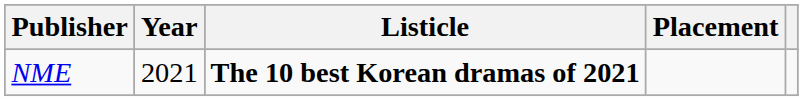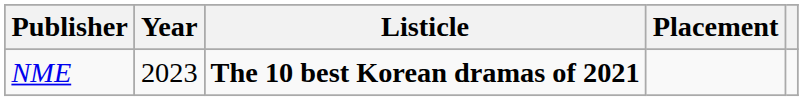(169, 71) 2021 -> (169, 71) 2023
